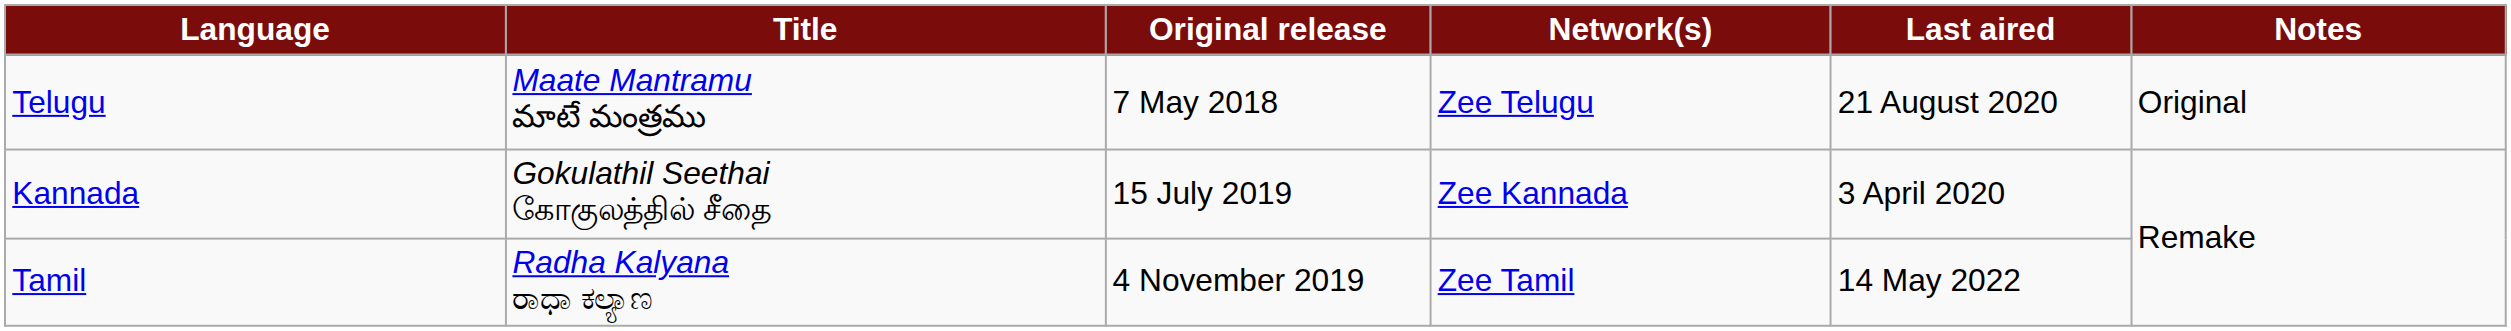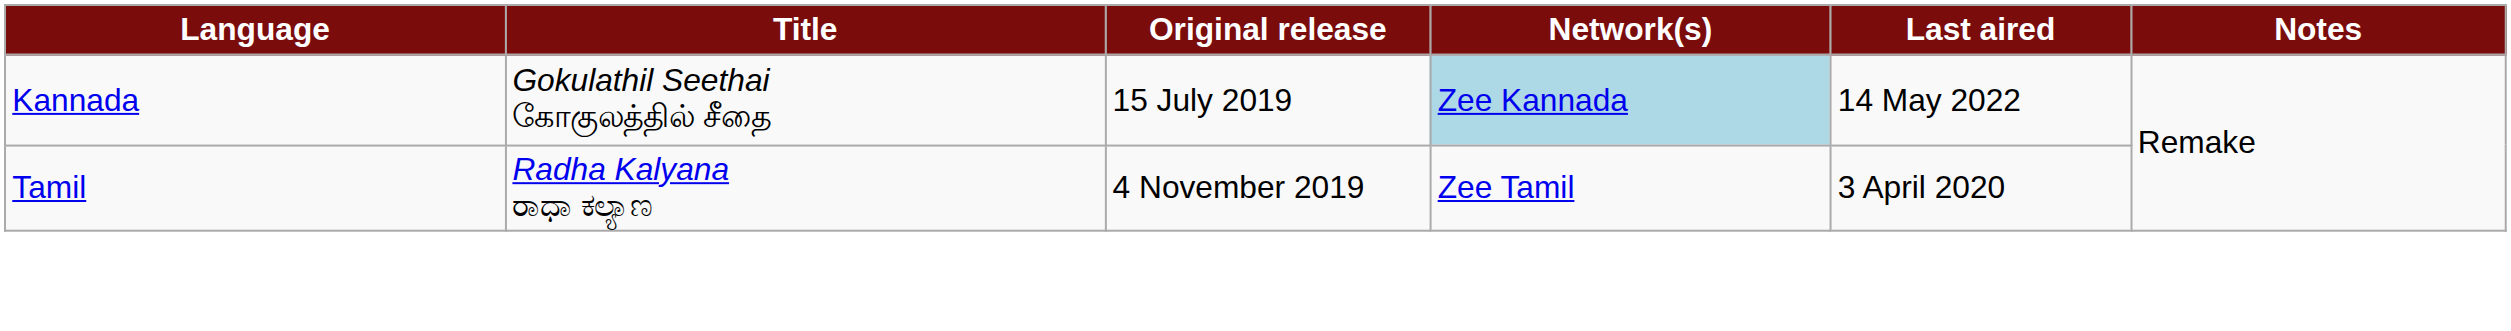- row: (59, 101)
(1533, 193) no background -> (1533, 99) lightblue background
(1921, 193) 3 April 2020 -> (1929, 99) 14 May 2022
(1929, 281) 14 May 2022 -> (1921, 187) 3 April 2020
